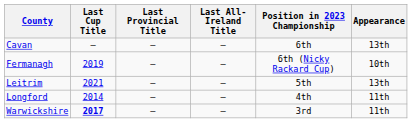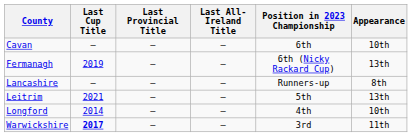(379, 45) 13th -> (379, 45) 10th
(379, 64) 10th -> (379, 64) 13th
+ row: (32, 83)
(379, 97) 11th -> (379, 111) 10th
